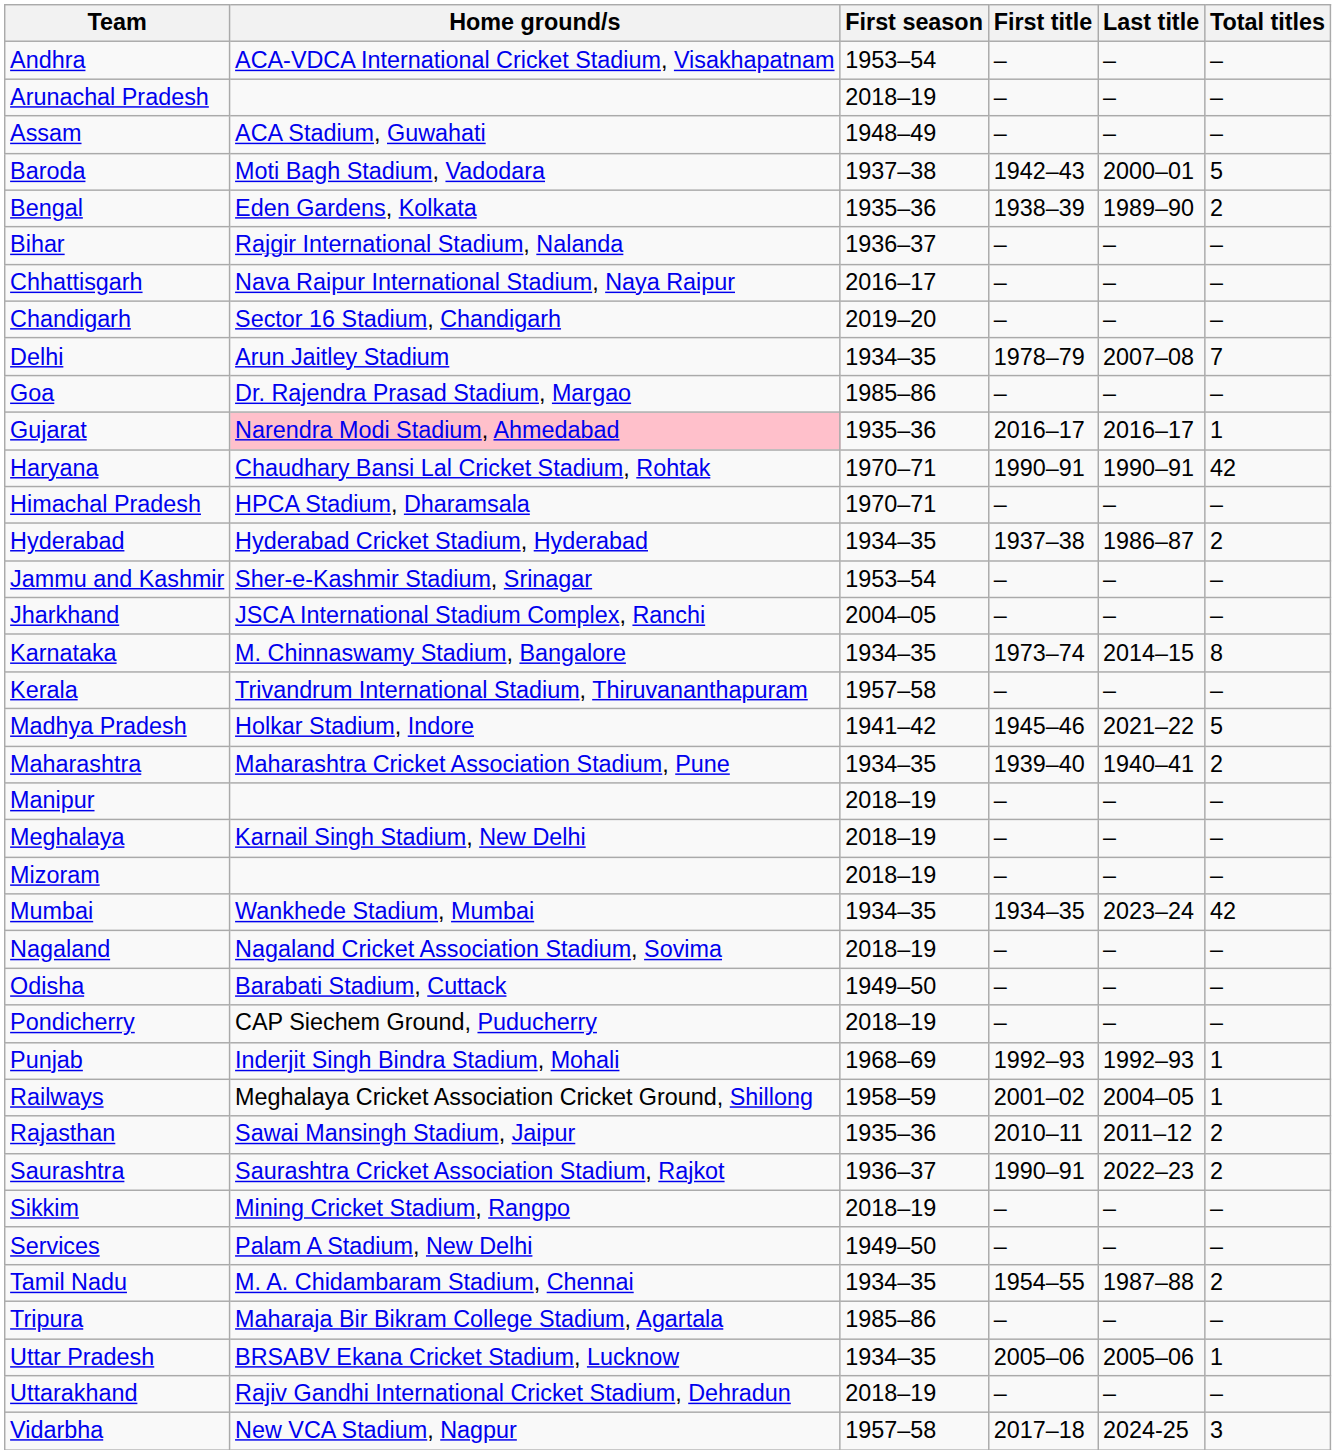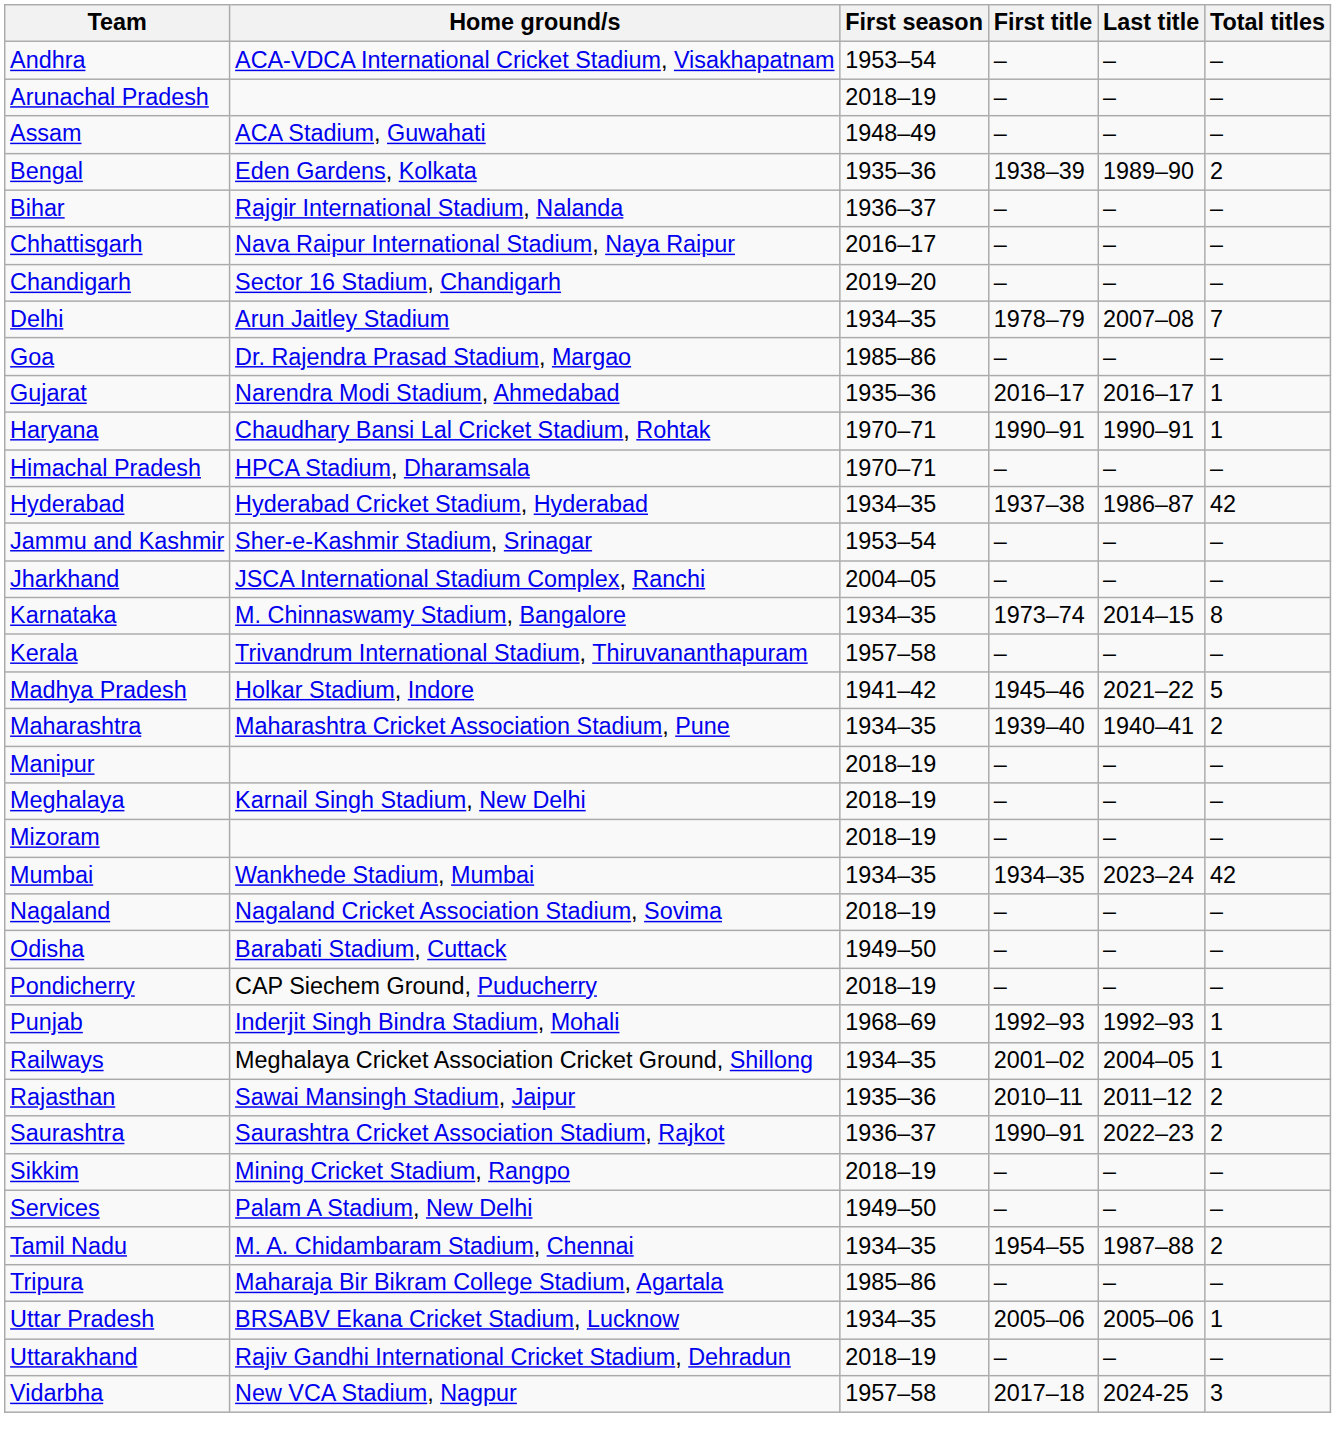- row: (48, 171)
(427, 430) pink background -> (427, 393) no background
(1223, 467) 42 -> (1216, 430) 1
(1216, 541) 2 -> (1223, 504) 42
(891, 1097) 1958–59 -> (891, 1060) 1934–35
